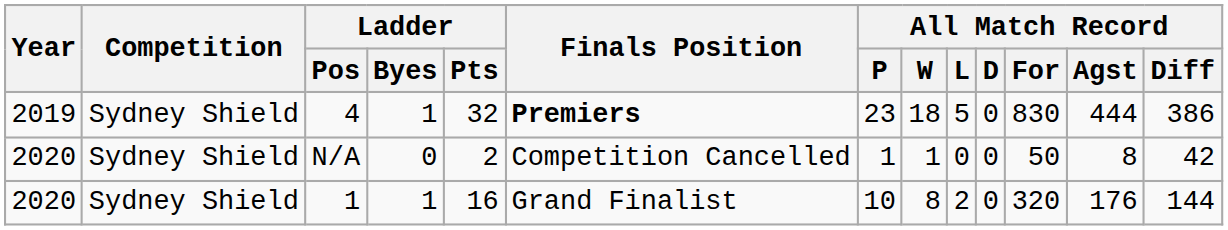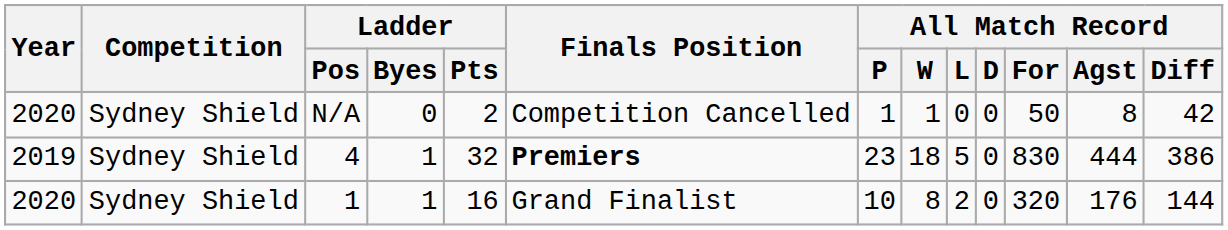rows swapped: (352, 115) <-> (336, 159)
